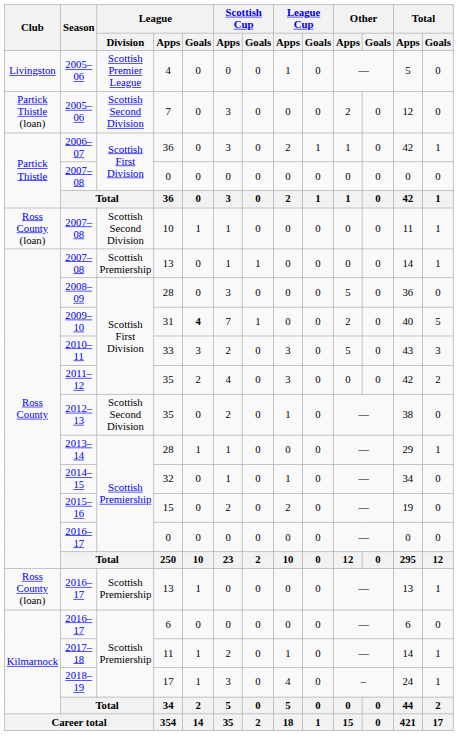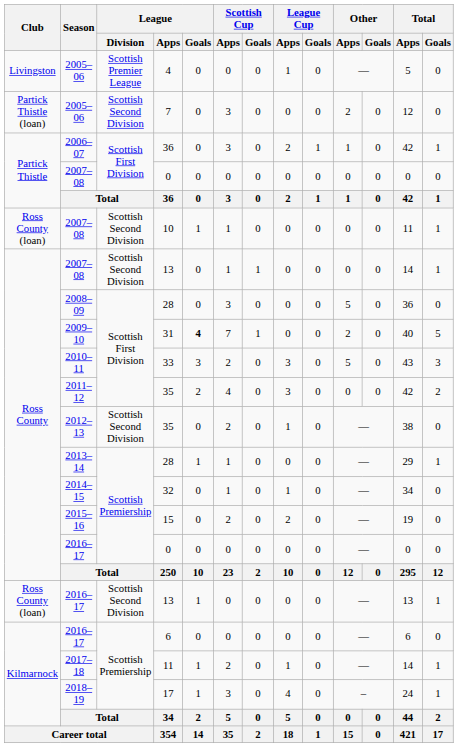(125, 263) Scottish Premiership -> (125, 269) Scottish Second Division
(125, 589) Scottish Premiership -> (125, 601) Scottish Second Division
